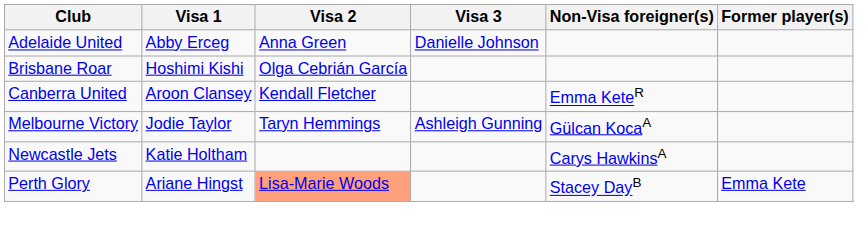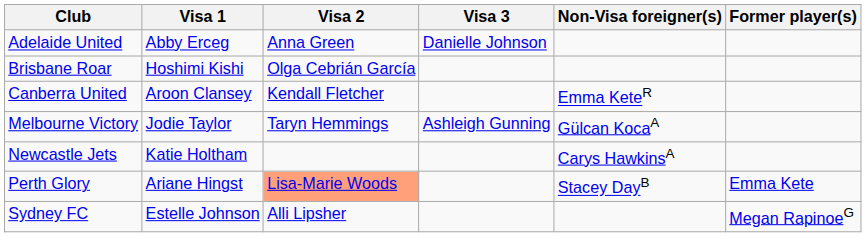+ row: (48, 214)
